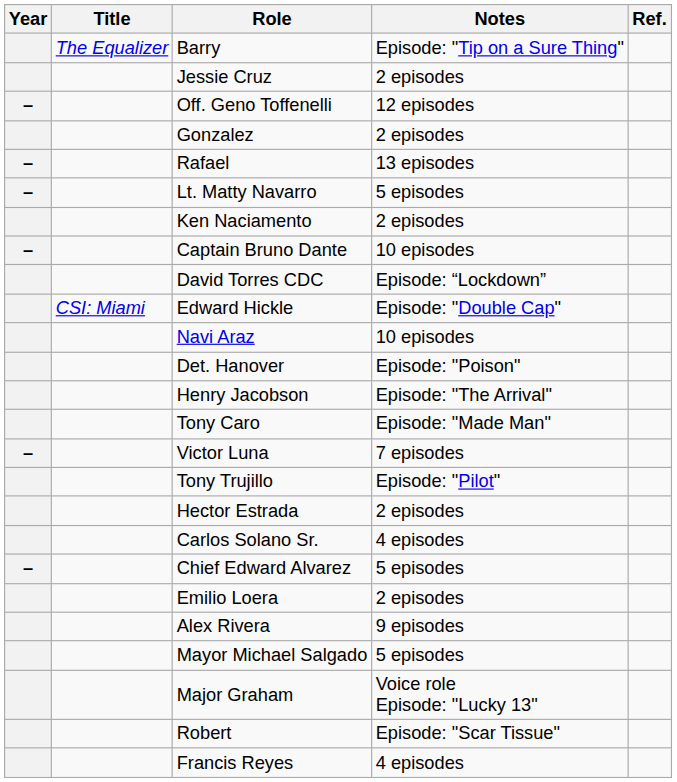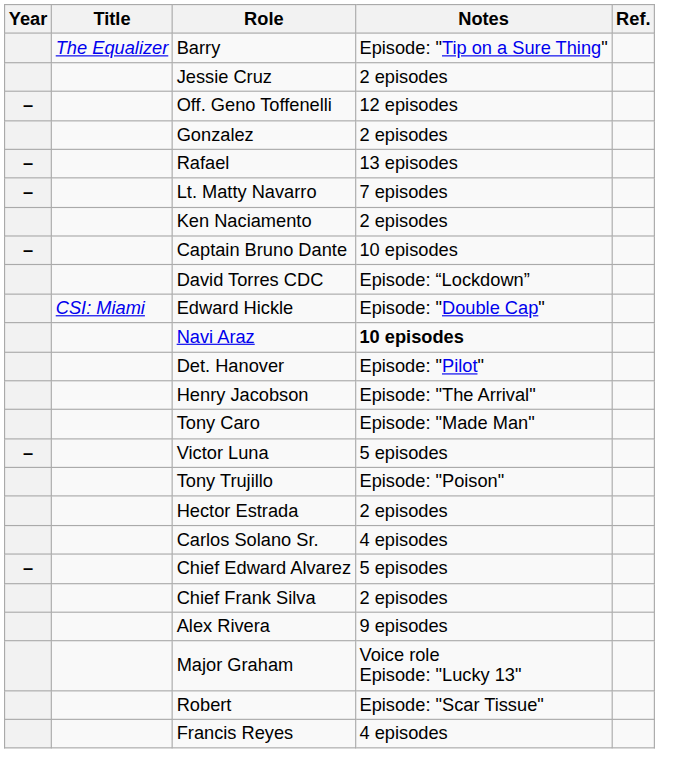(420, 192) 5 episodes -> (404, 192) 7 episodes
(425, 337) normal -> (412, 337) bold
(448, 366) Episode: "Poison" -> (422, 366) Episode: "Pilot"
(420, 452) 7 episodes -> (404, 452) 5 episodes
(438, 481) Episode: "Pilot" -> (432, 481) Episode: "Poison"
+ row: (246, 597)
- row: (227, 597)
- row: (272, 655)
